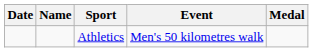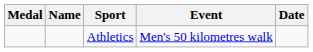columns swapped: (287, 15) <-> (20, 15)
